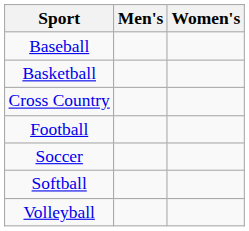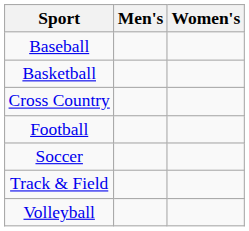- row: (59, 184)
+ row: (59, 184)
